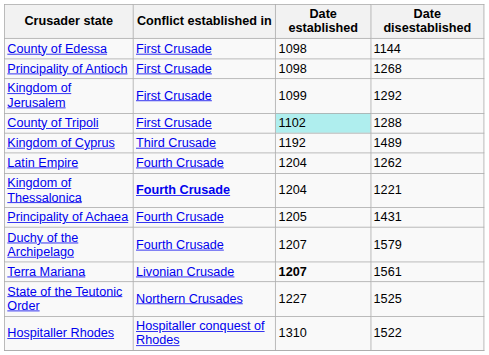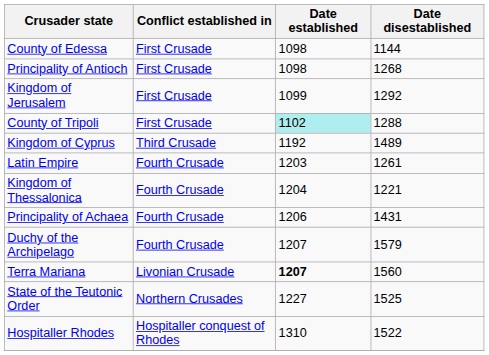(293, 163) 1204 -> (293, 163) 1203
(388, 163) 1262 -> (388, 163) 1261
(183, 190) bold -> (180, 190) normal
(293, 217) 1205 -> (293, 217) 1206
(388, 271) 1561 -> (388, 271) 1560
